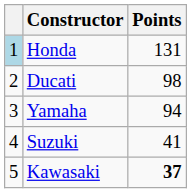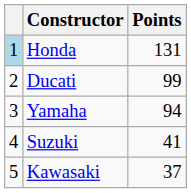(172, 81) 98 -> (172, 81) 99
(172, 172) bold -> (172, 172) normal
